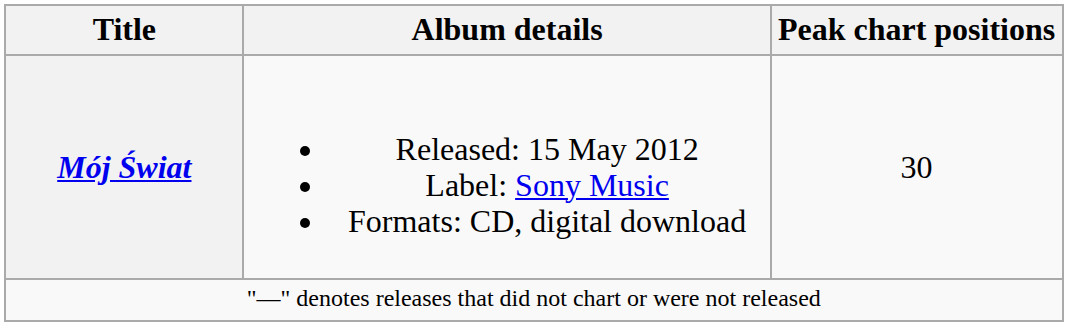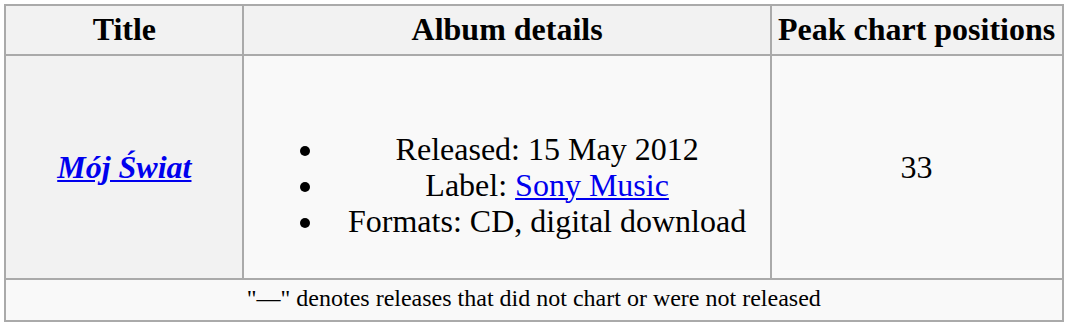(917, 166) 30 -> (917, 166) 33
